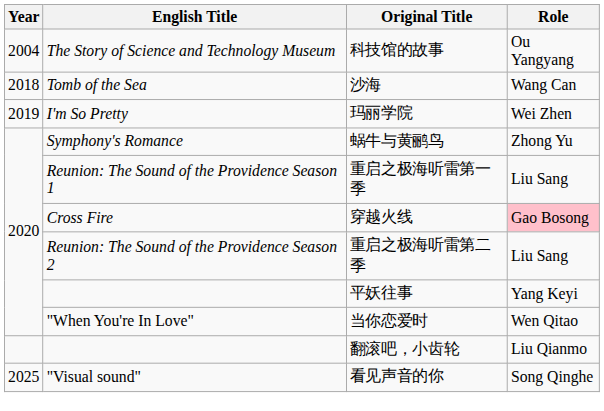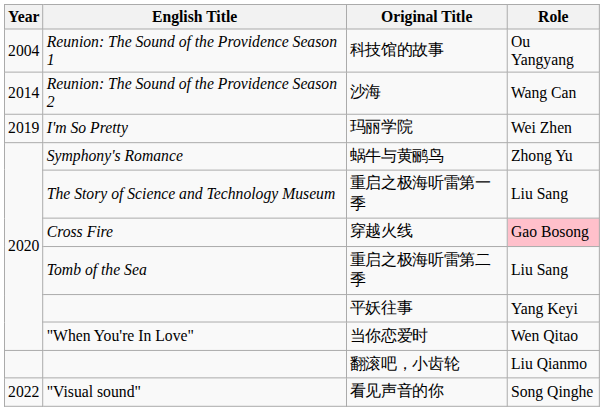(191, 50) The Story of Science and Technology Museum -> (192, 50) Reunion: The Sound of the Providence Season 1
(24, 85) 2018 -> (24, 93) 2014
(97, 85) Tomb of the Sea -> (192, 93) Reunion: The Sound of the Providence Season 2
(192, 179) Reunion: The Sound of the Providence Season 1 -> (191, 194) The Story of Science and Technology Museum
(192, 255) Reunion: The Sound of the Providence Season 2 -> (97, 270) Tomb of the Sea
(24, 377) 2025 -> (24, 391) 2022
